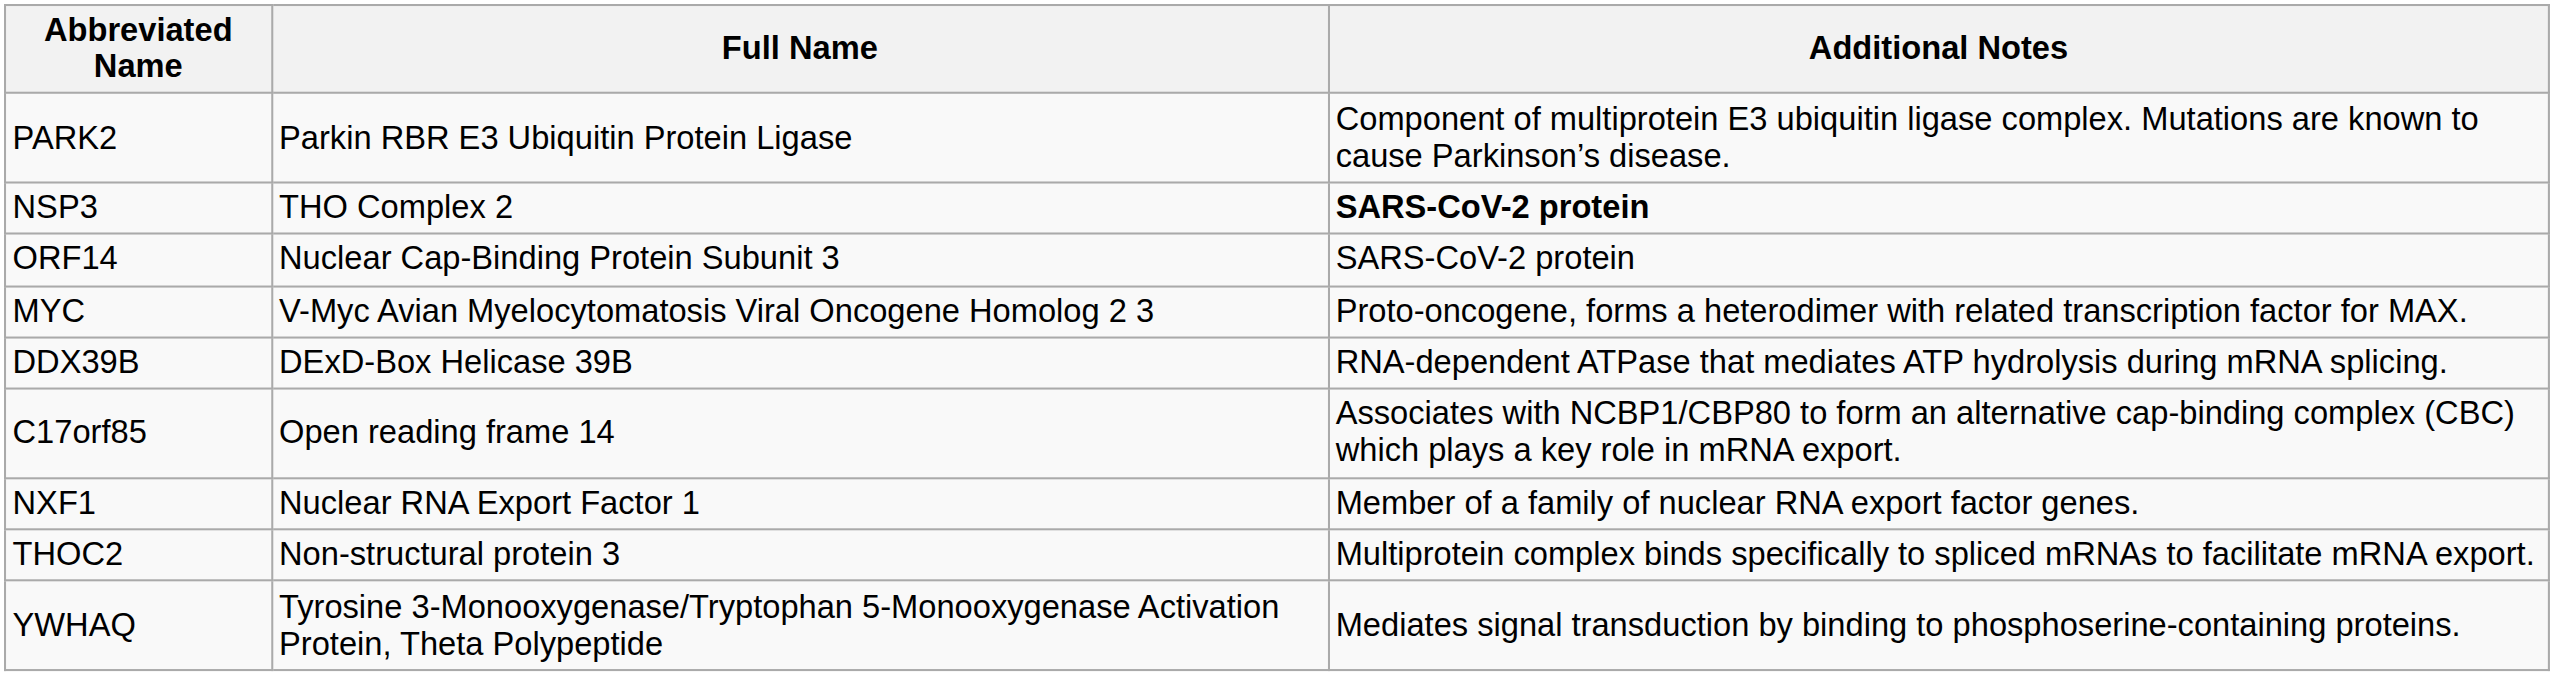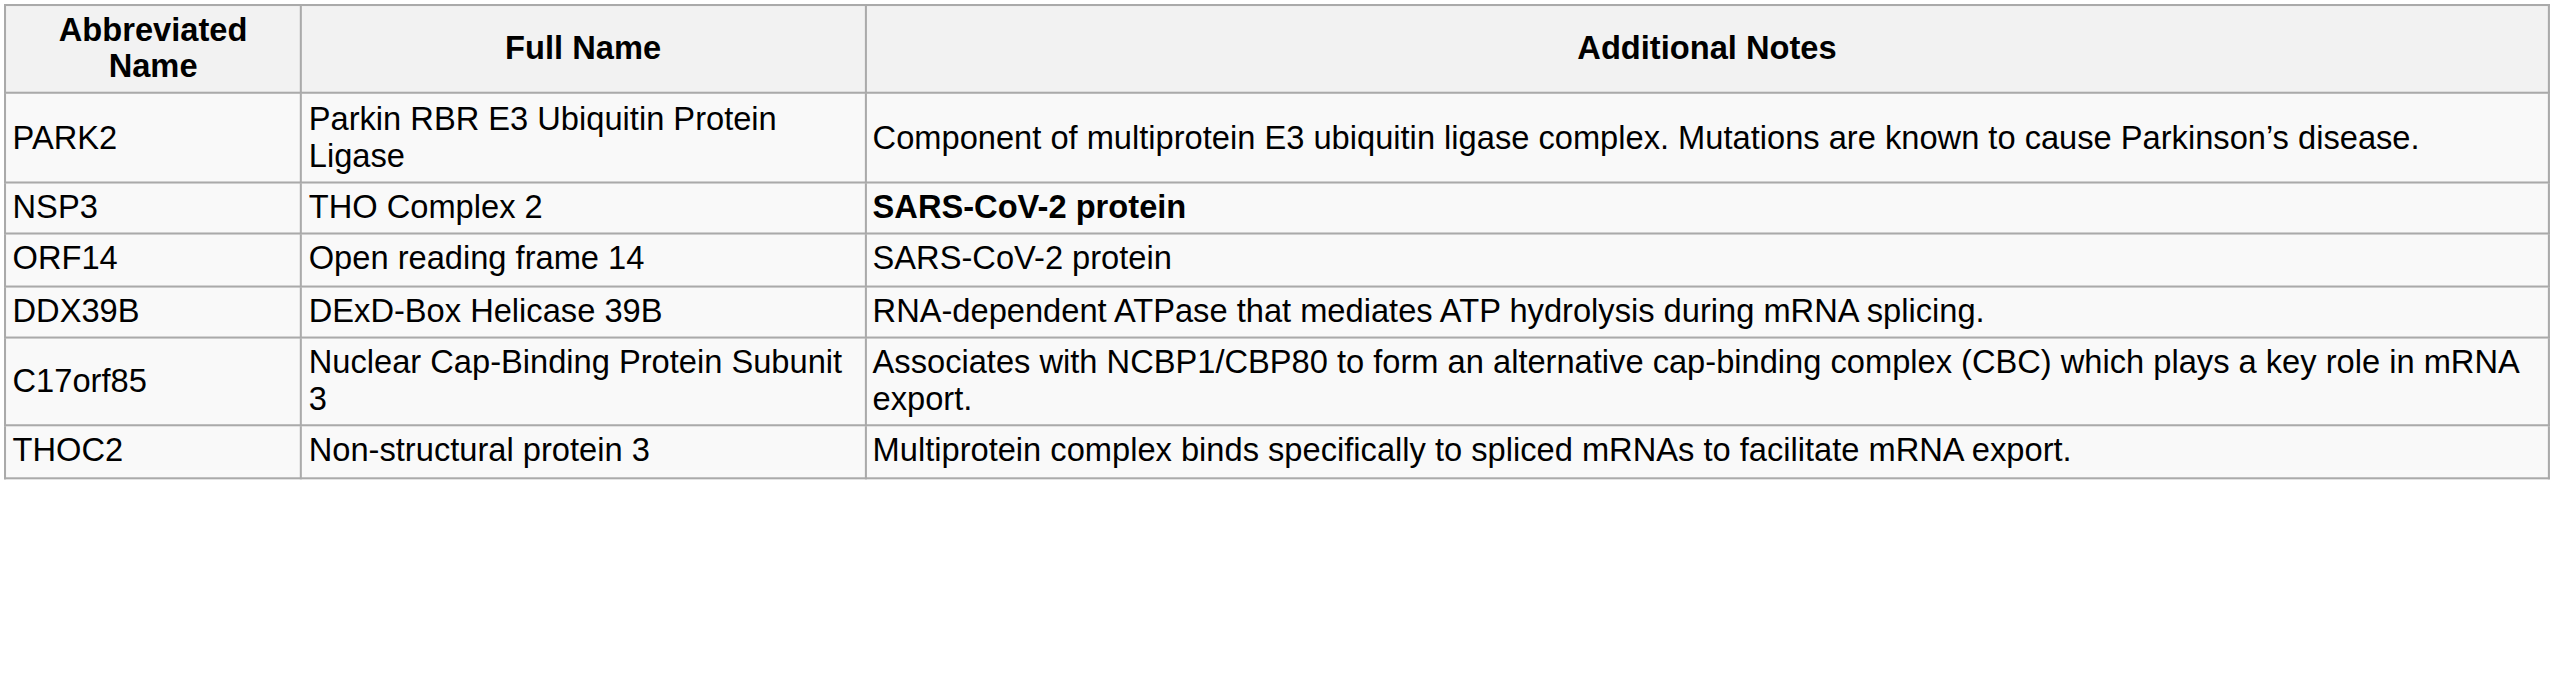(559, 259) Nuclear Cap-Binding Protein Subunit 3 -> (477, 259) Open reading frame 14
- row: (49, 310)
(447, 432) Open reading frame 14 -> (575, 381) Nuclear Cap-Binding Protein Subunit 3
- row: (54, 502)
- row: (74, 624)
